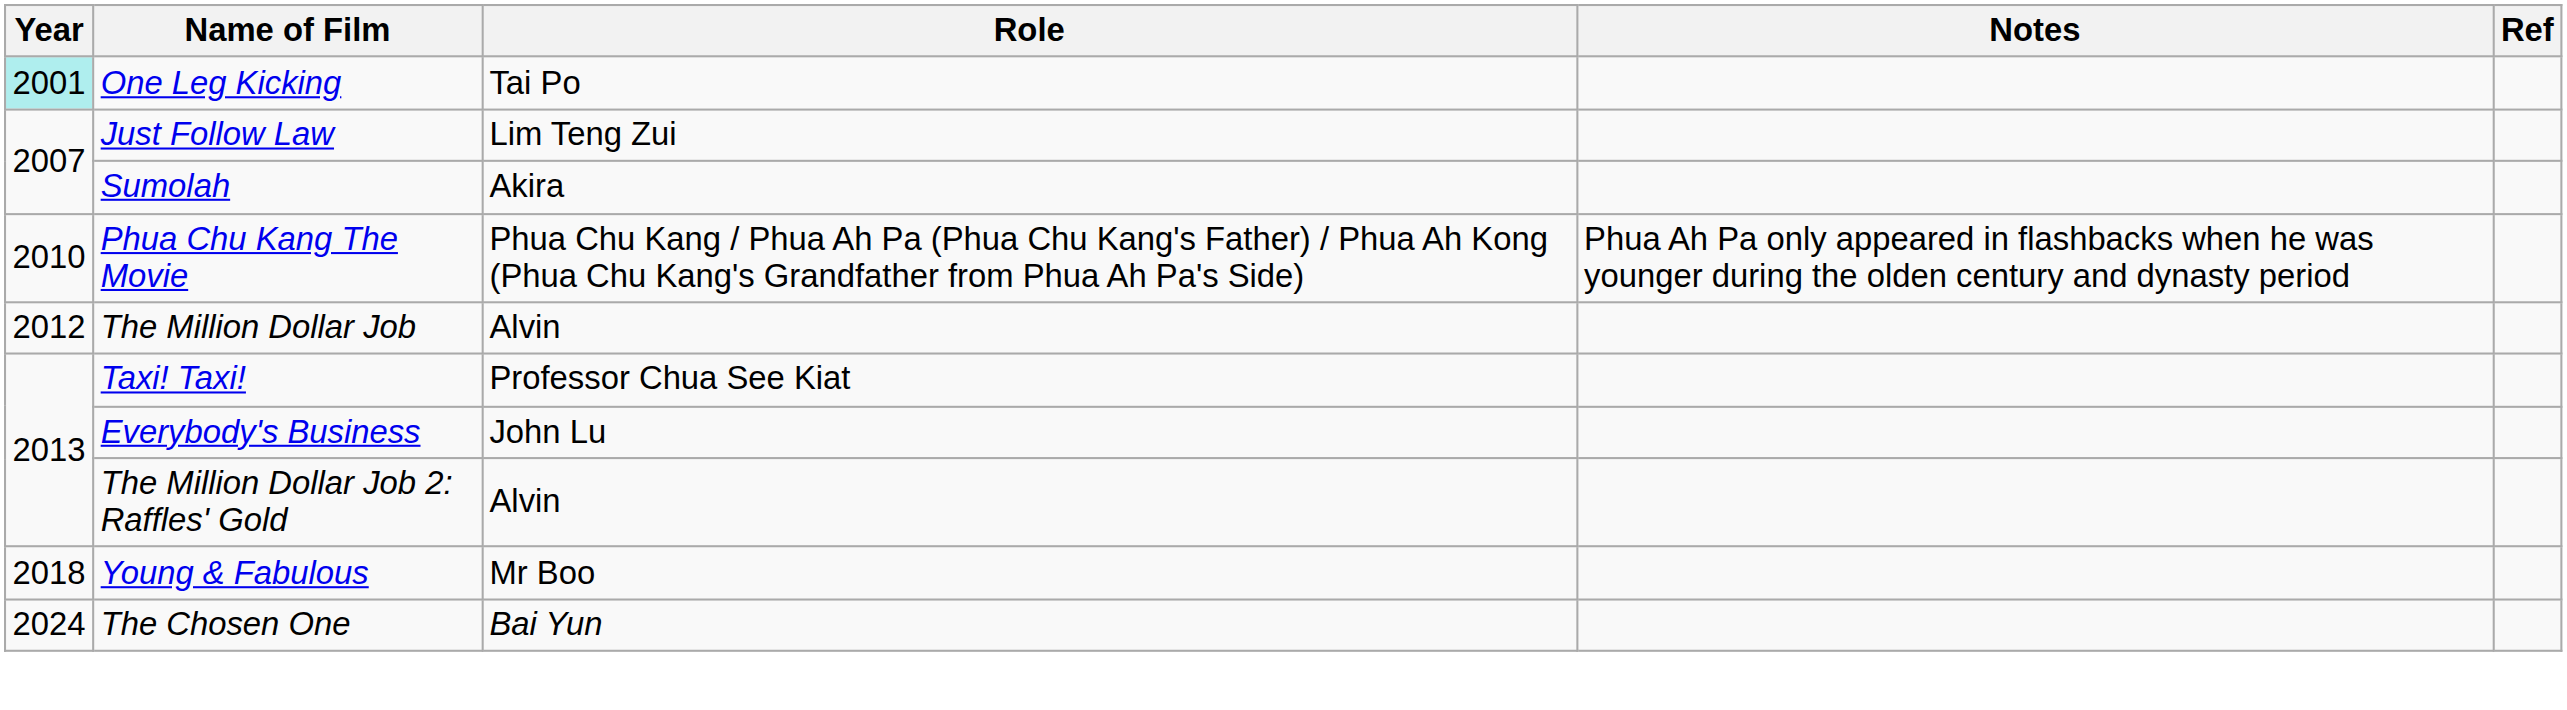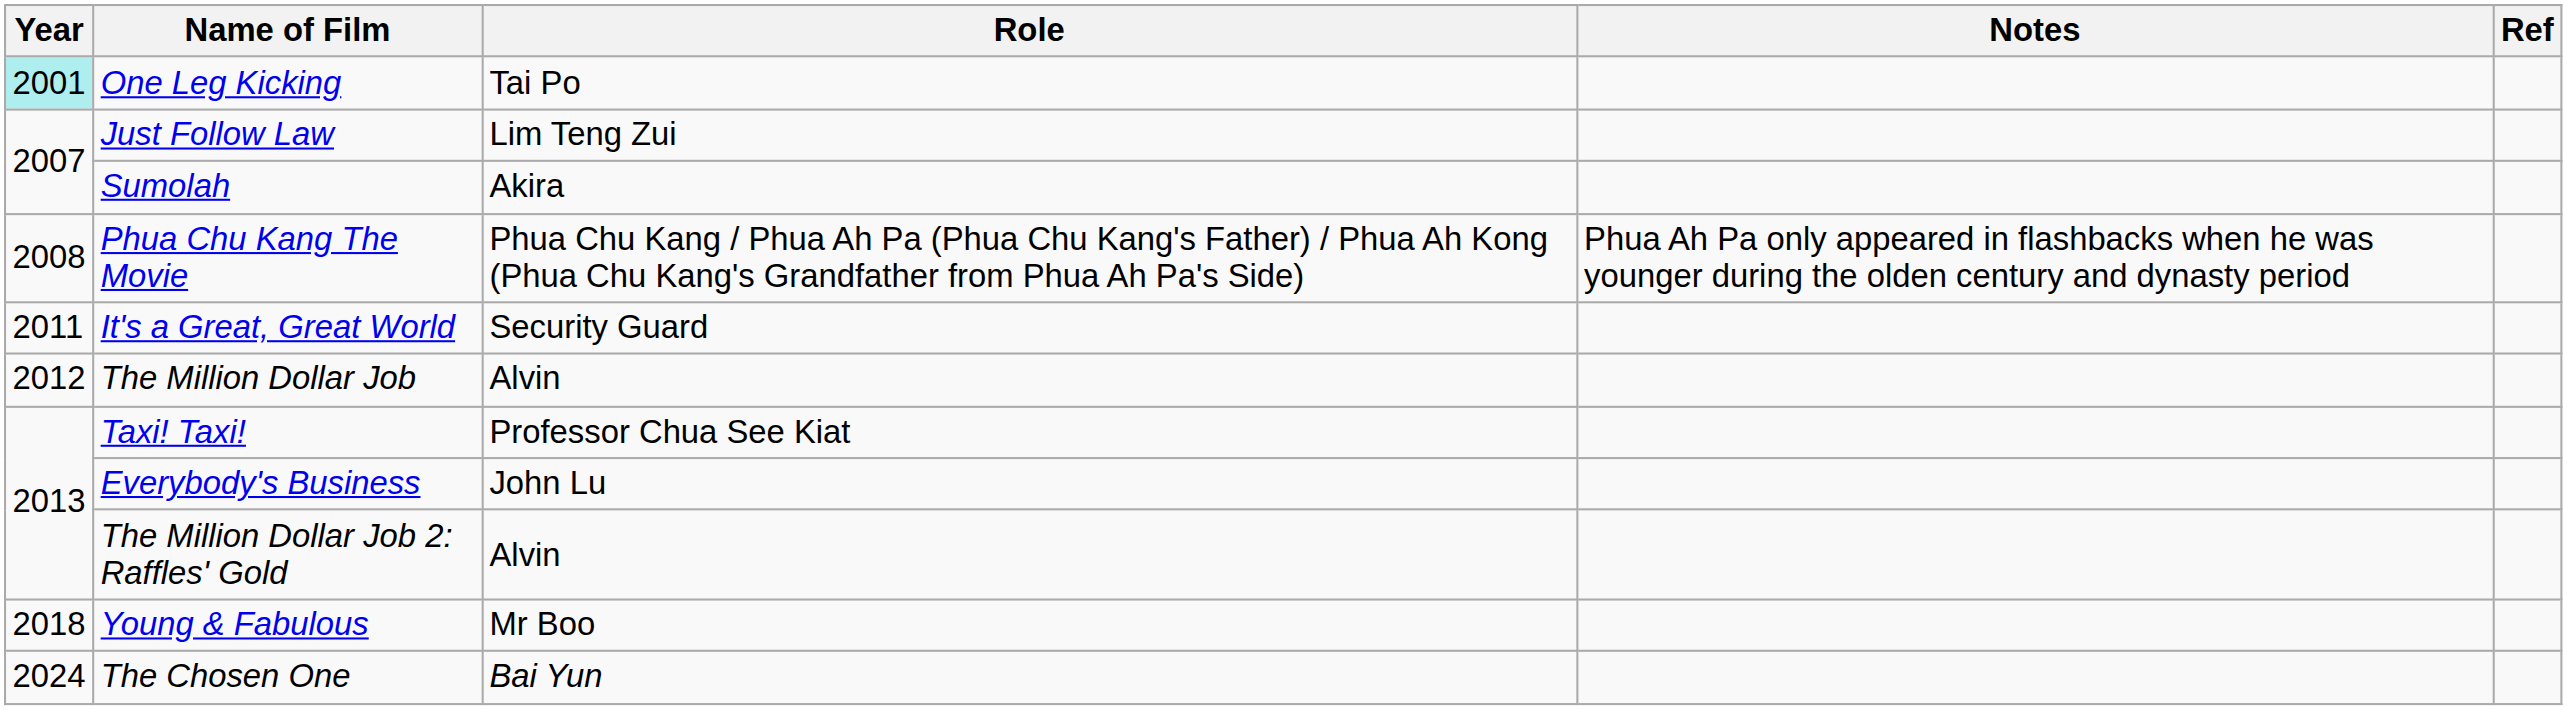(49, 257) 2010 -> (49, 257) 2008
+ row: (278, 327)
